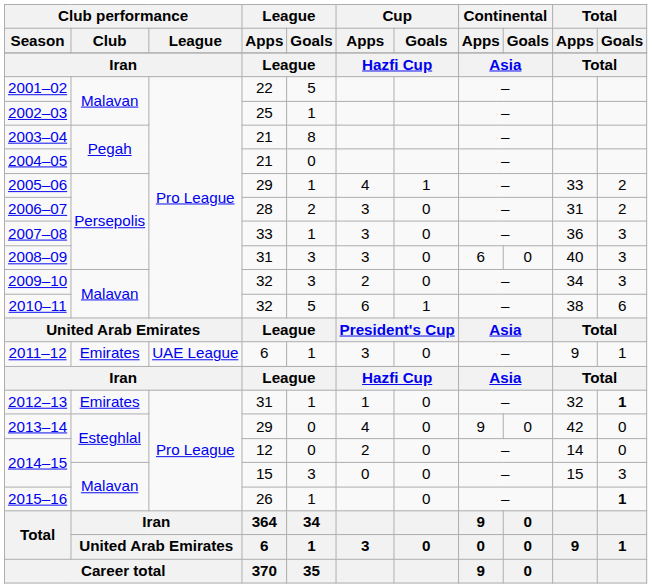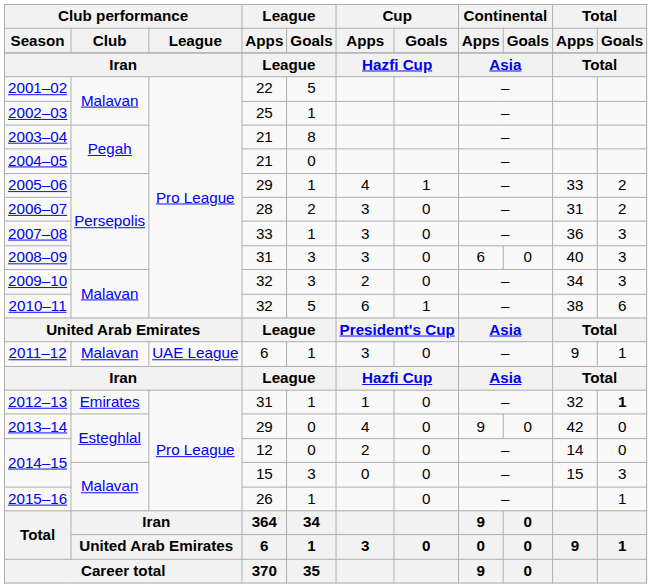(110, 354) Emirates -> (110, 354) Malavan
(622, 498) bold -> (622, 498) normal
